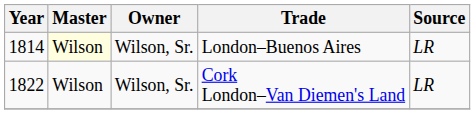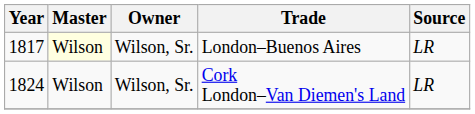(26, 46) 1814 -> (26, 46) 1817
(26, 84) 1822 -> (26, 84) 1824
